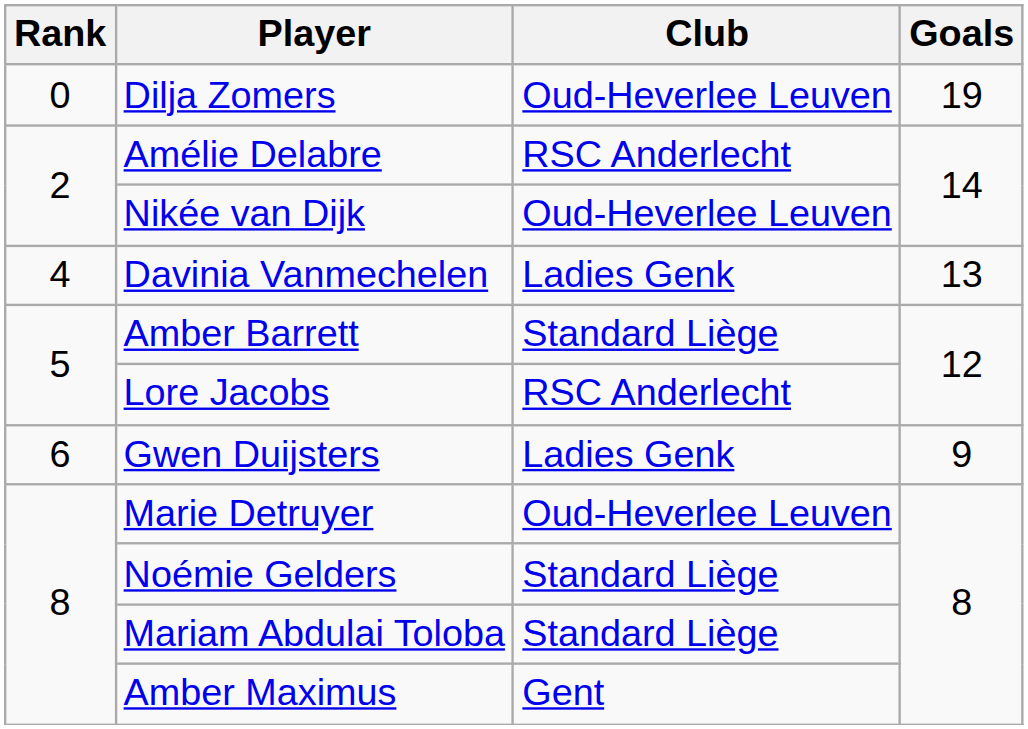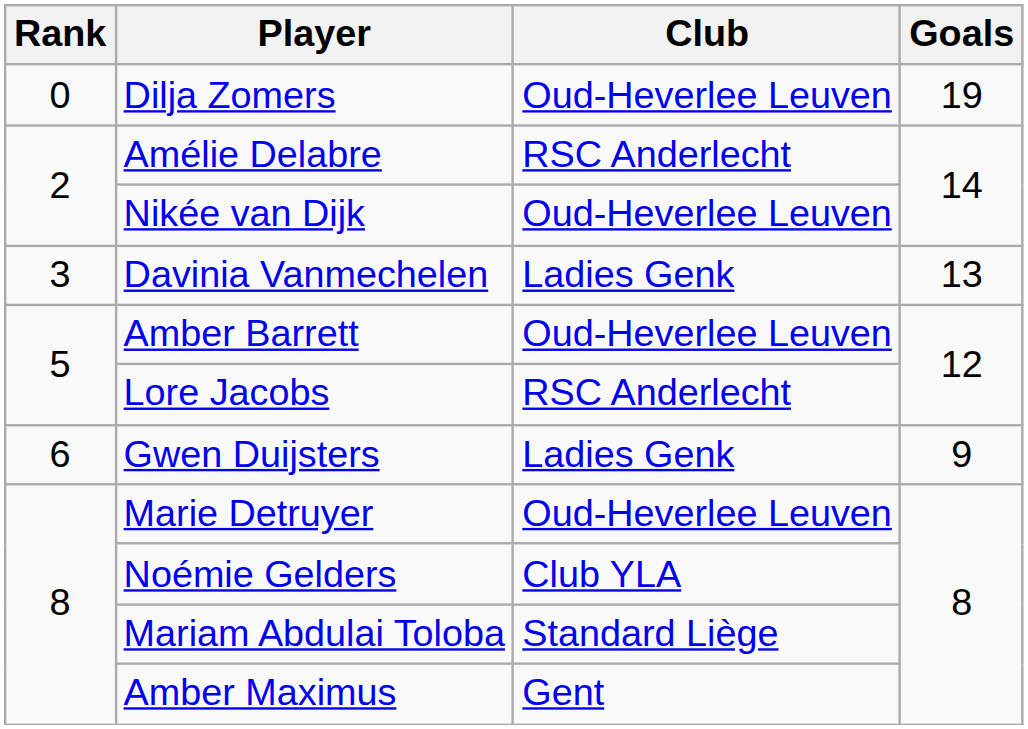(60, 273) 4 -> (60, 273) 3
(650, 333) Standard Liège -> (707, 333) Oud-Heverlee Leuven
(650, 573) Standard Liège -> (602, 573) Club YLA
